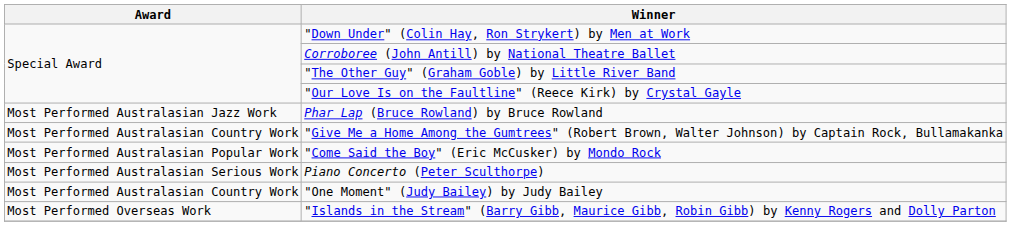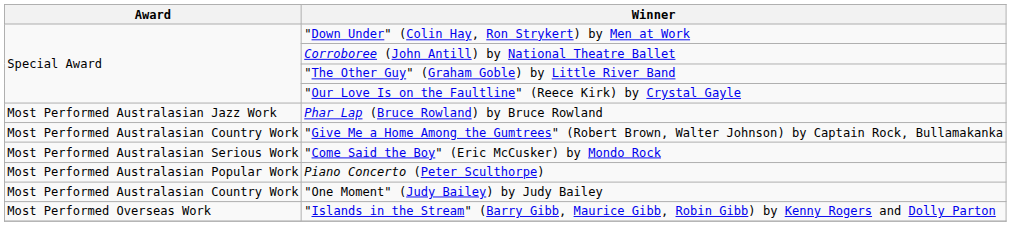(153, 152) Most Performed Australasian Popular Work -> (153, 152) Most Performed Australasian Serious Work
(153, 172) Most Performed Australasian Serious Work -> (153, 172) Most Performed Australasian Popular Work
